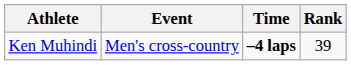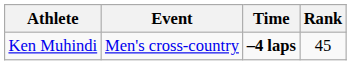(323, 45) 39 -> (323, 45) 45
